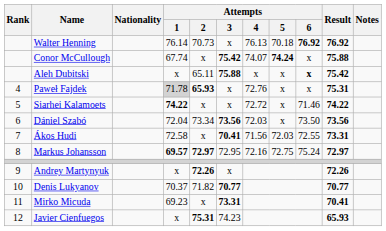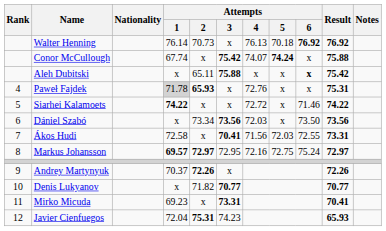(177, 120) 72.04 -> (177, 120) x
(177, 171) x -> (177, 171) 70.37
(177, 187) 70.37 -> (177, 187) x
(177, 217) x -> (177, 217) 72.04
